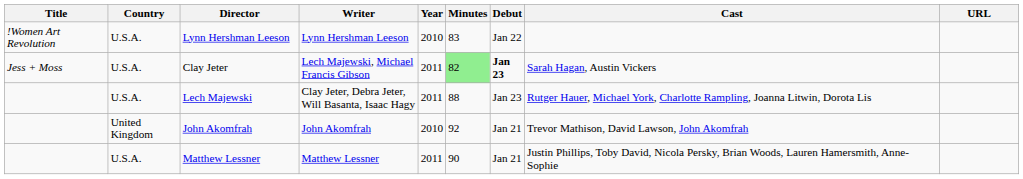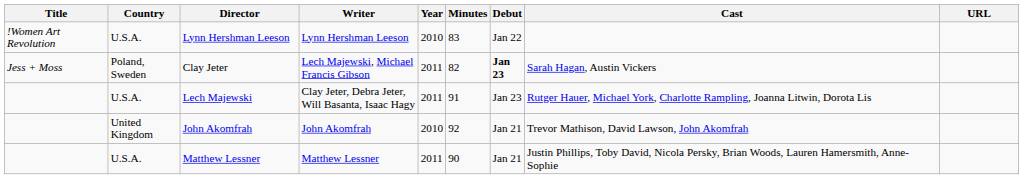(126, 67) U.S.A. -> (128, 67) Poland, Sweden
(454, 67) lightgreen background -> (454, 67) no background
(454, 98) 88 -> (454, 98) 91
